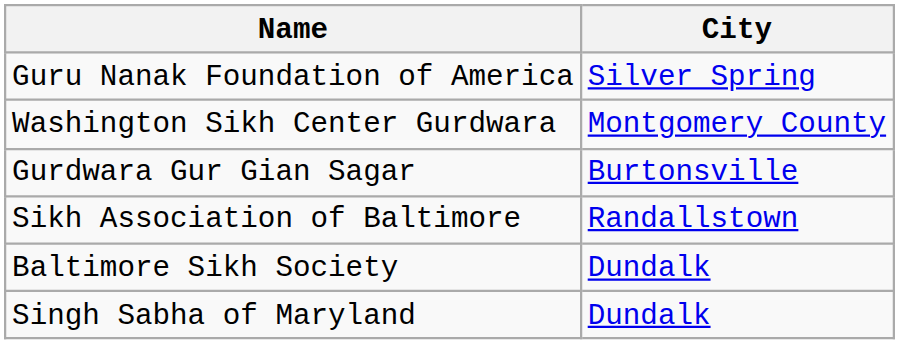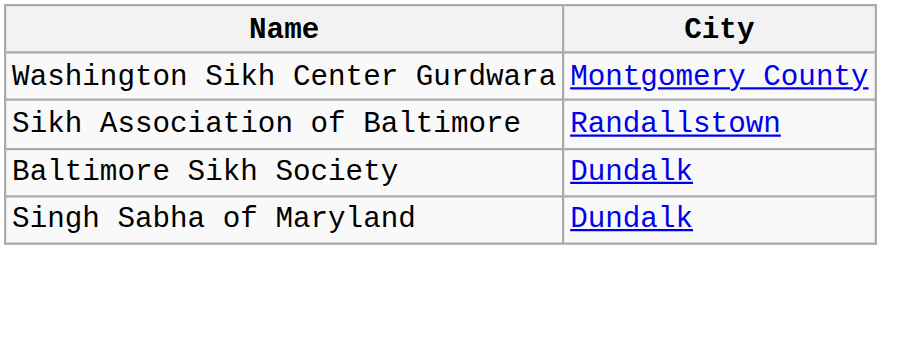- row: (293, 77)
- row: (214, 172)
